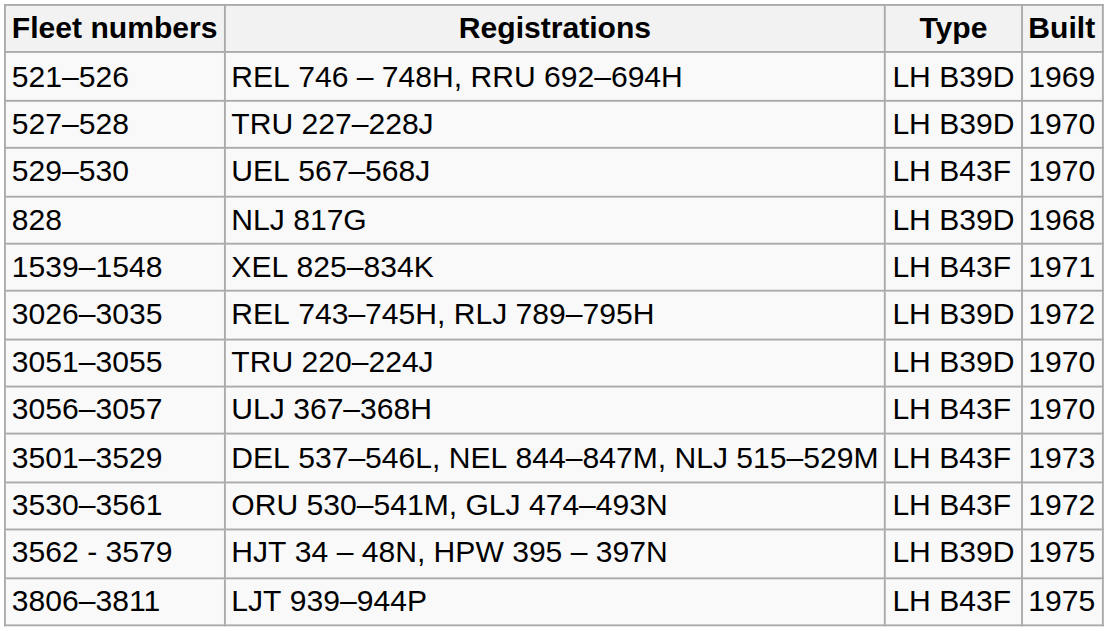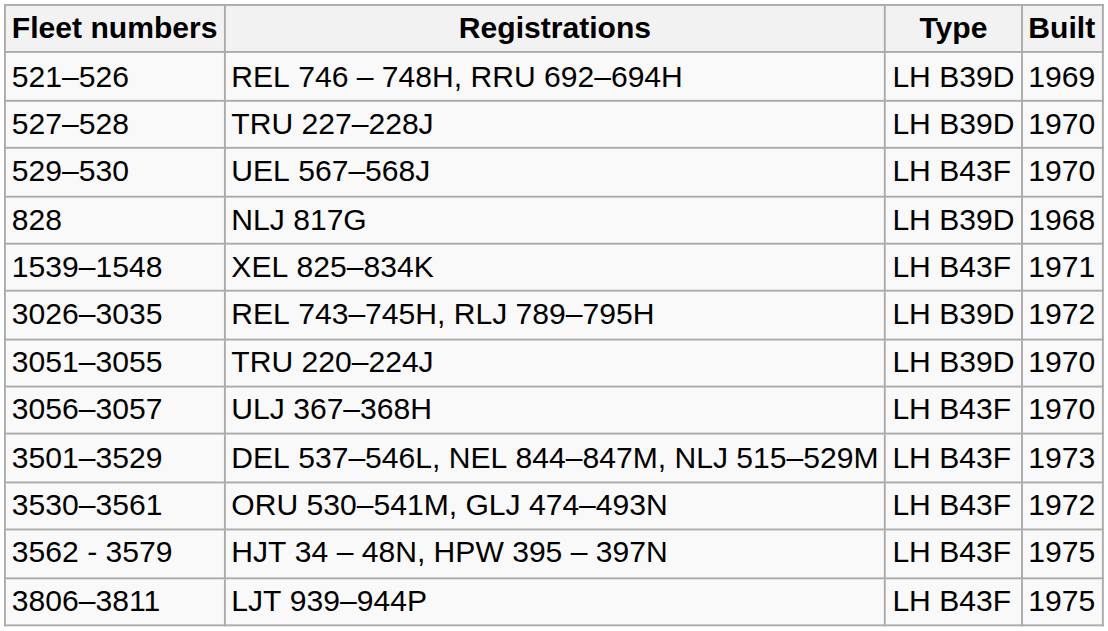(953, 553) LH B39D -> (952, 553) LH B43F
